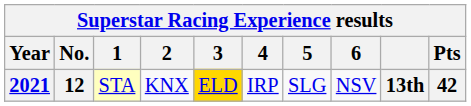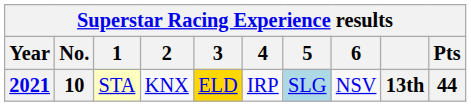(74, 85) 12 -> (74, 85) 10
(307, 85) no background -> (307, 85) lightblue background
(447, 85) 42 -> (447, 85) 44
